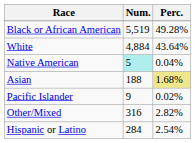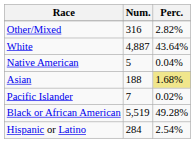rows swapped: (64, 29) <-> (34, 113)
(138, 46) 4,884 -> (138, 46) 4,887
(128, 63) paleturquoise background -> (128, 63) no background
(128, 96) 9 -> (128, 96) 7
